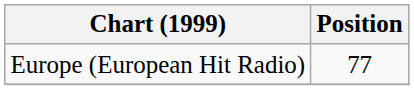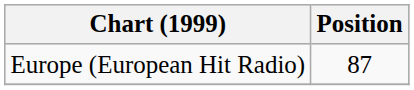(360, 63) 77 -> (360, 63) 87
